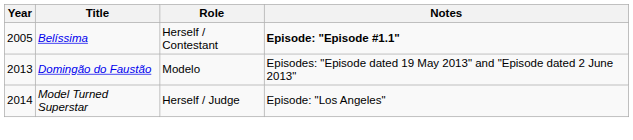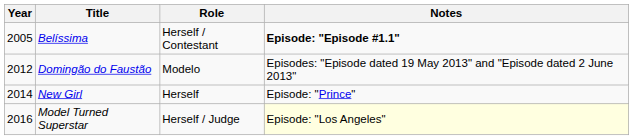(20, 69) 2013 -> (20, 69) 2012
+ row: (60, 94)
(20, 100) 2014 -> (20, 119) 2016
(326, 100) no background -> (326, 119) lightyellow background
